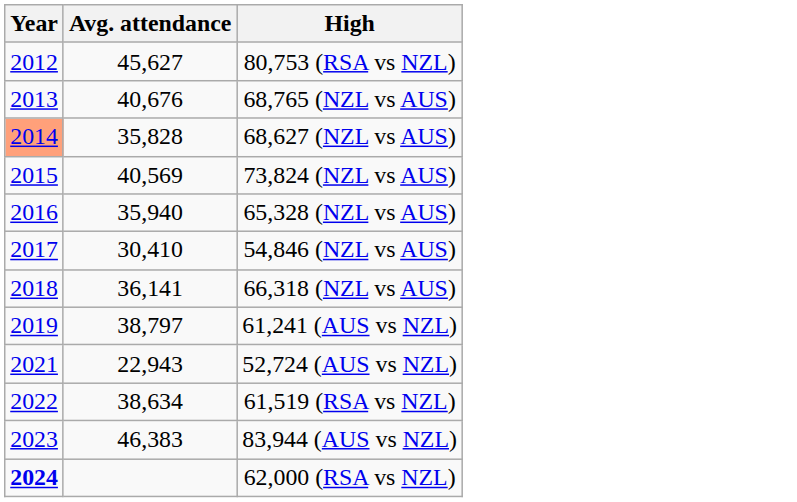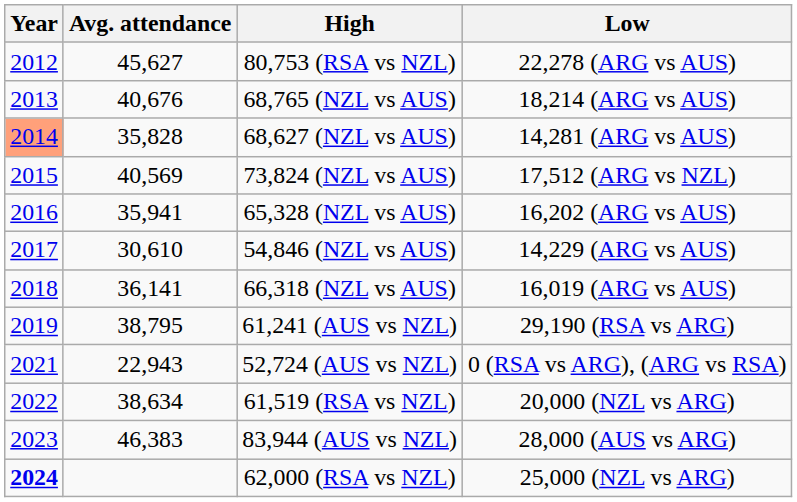+ column: (627, 23)
(150, 212) 35,940 -> (150, 212) 35,941
(150, 250) 30,410 -> (150, 250) 30,610
(150, 325) 38,797 -> (150, 325) 38,795
